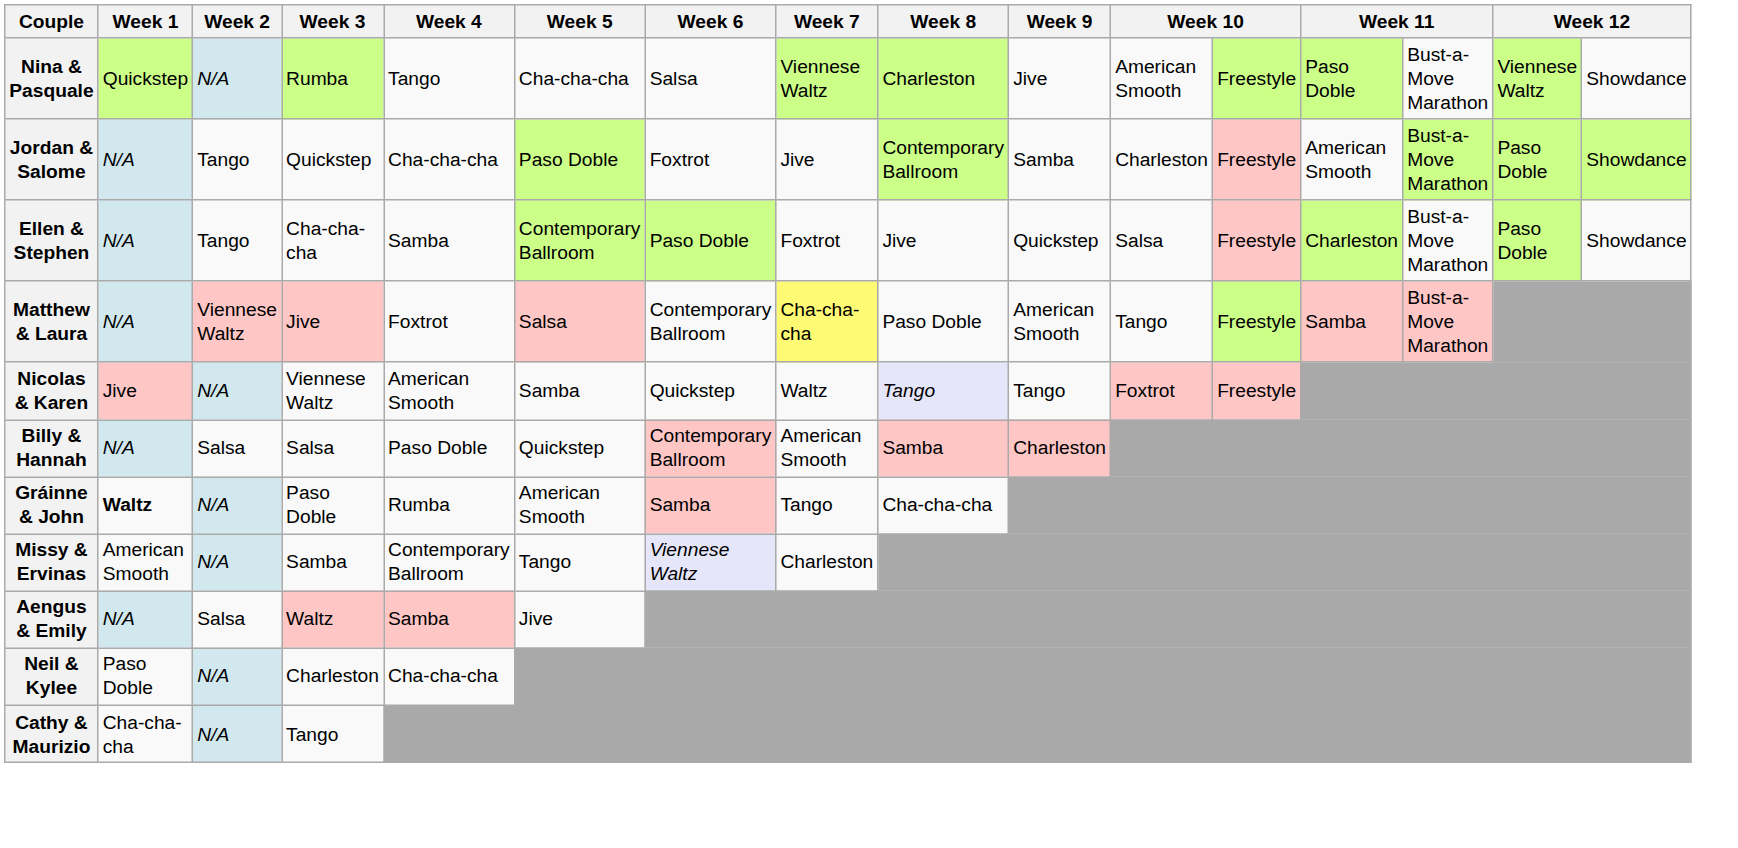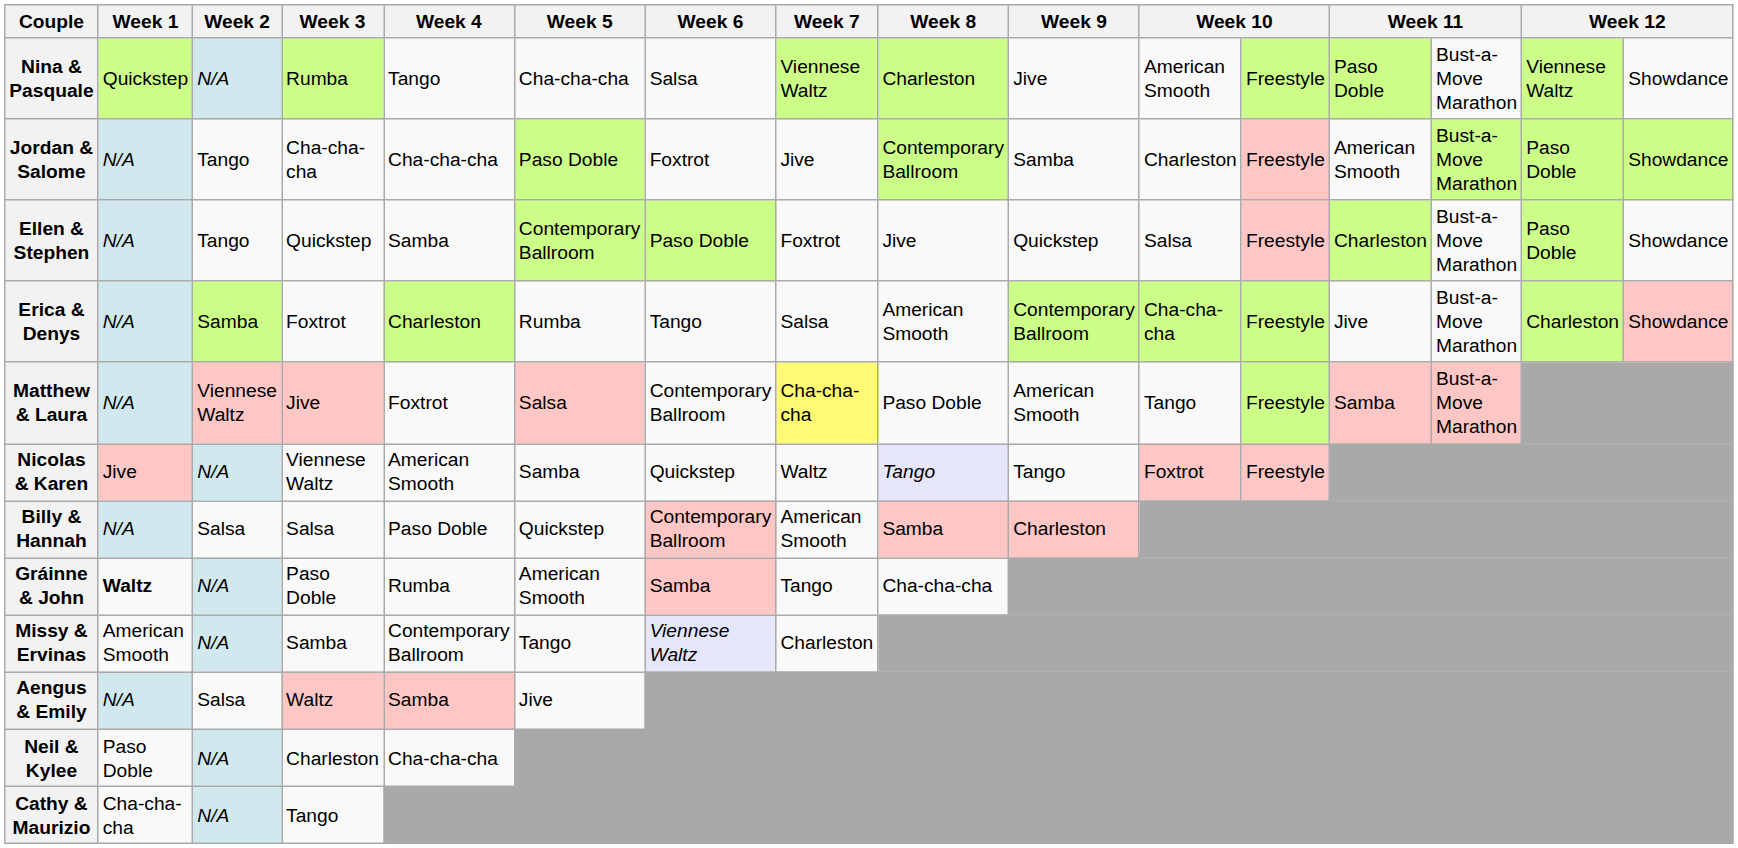(329, 159) Quickstep -> (326, 159) Cha-cha-cha
(326, 240) Cha-cha-cha -> (329, 240) Quickstep
+ row: (51, 321)
